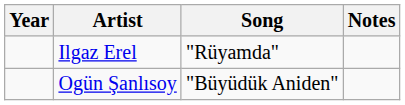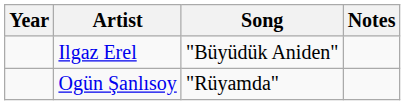(232, 52) "Rüyamda" -> (262, 52) "Büyüdük Aniden"
(262, 83) "Büyüdük Aniden" -> (232, 83) "Rüyamda"
